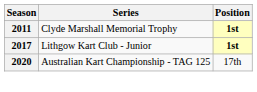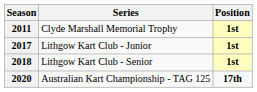+ row: (22, 62)
(232, 62) normal -> (232, 78) bold
